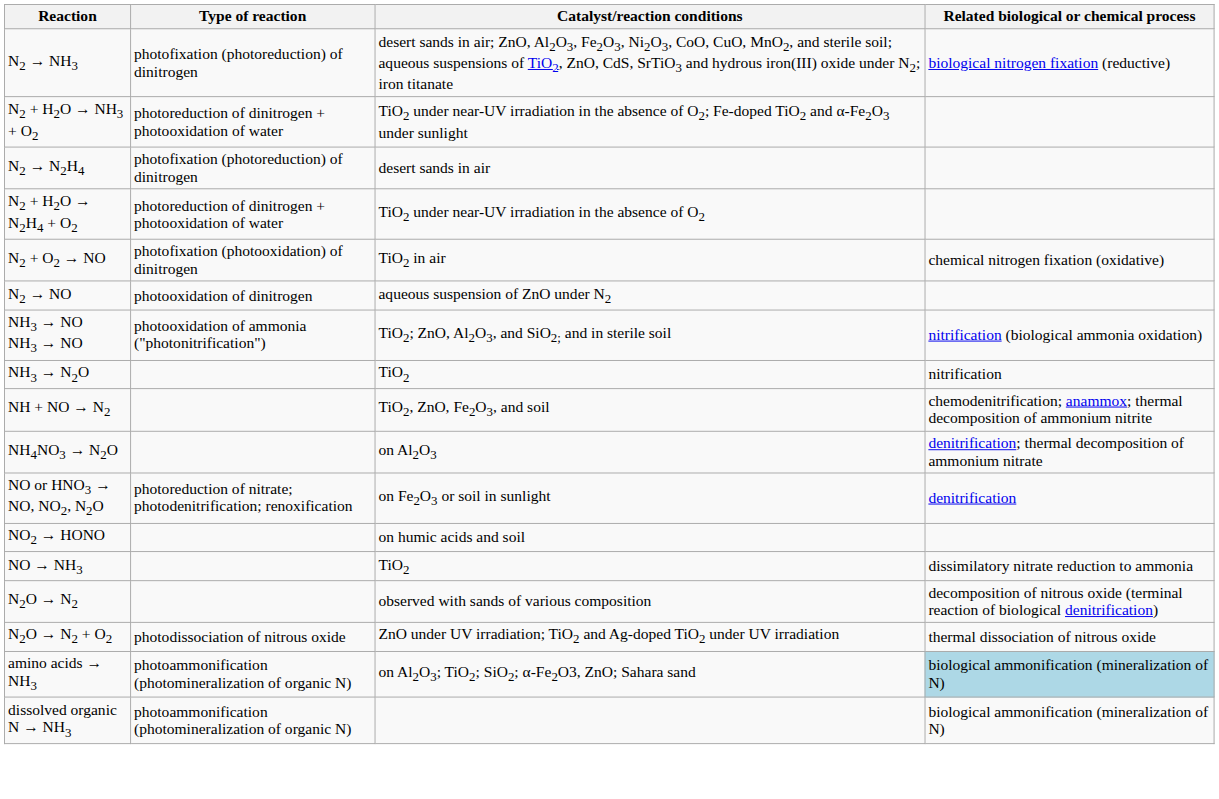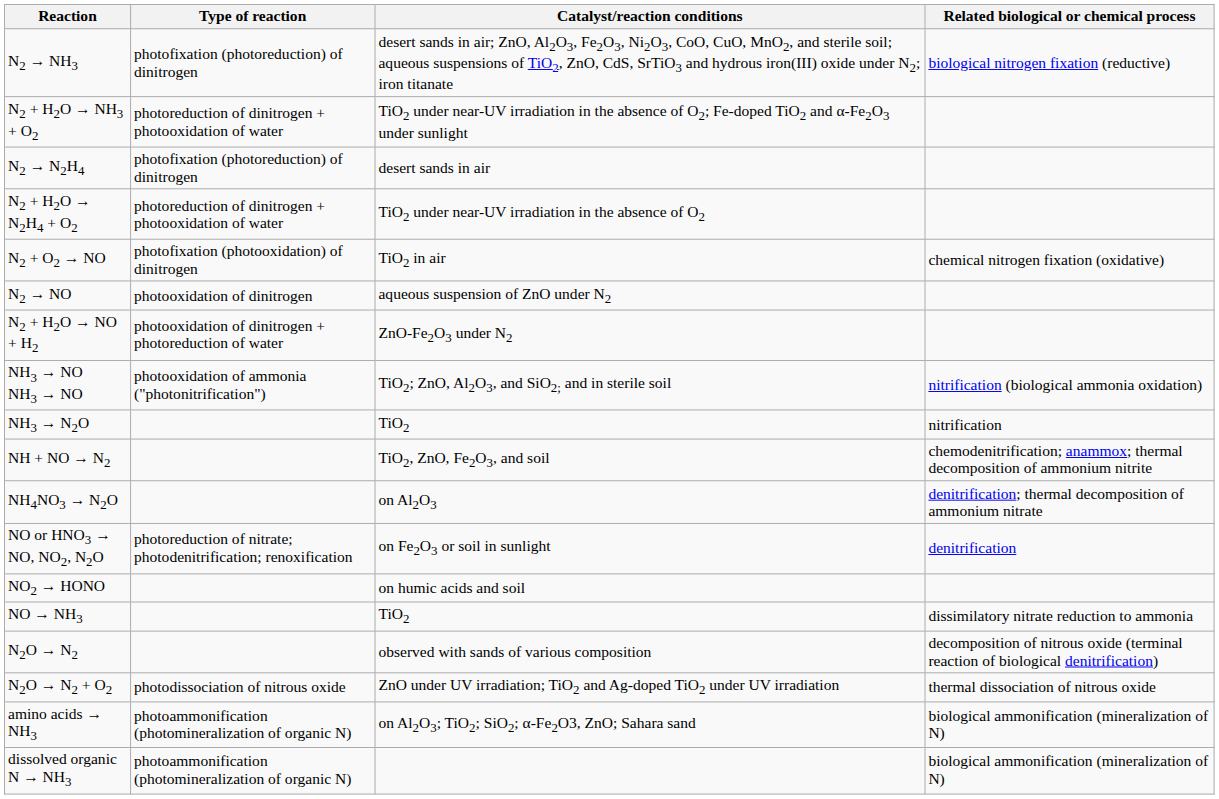+ row: (62, 335)
(1068, 674) lightblue background -> (1068, 724) no background
